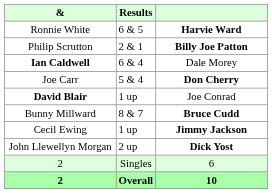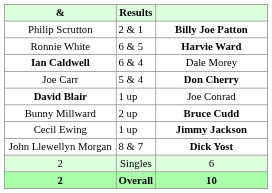rows swapped: (60, 29) <-> (60, 46)
(131, 113) 8 & 7 -> (128, 113) 2 up
(128, 146) 2 up -> (131, 146) 8 & 7
